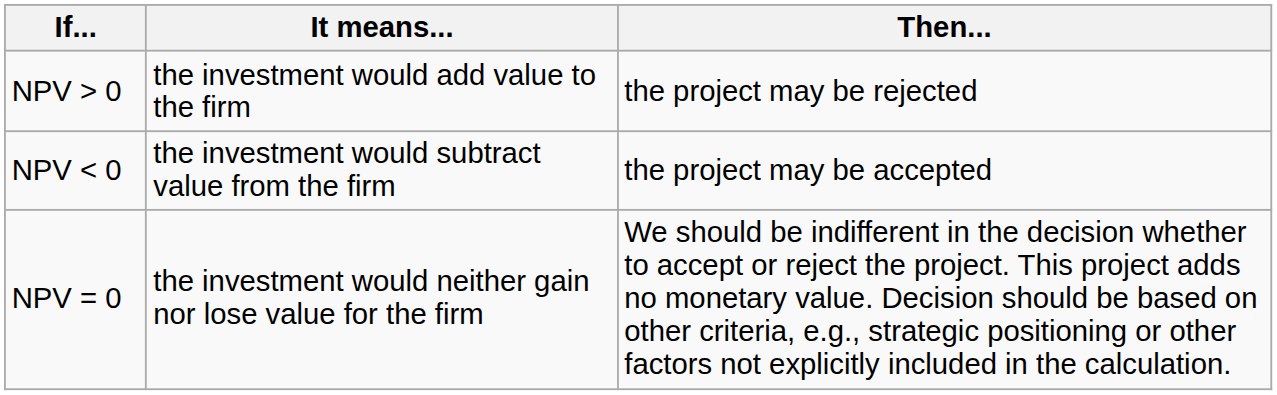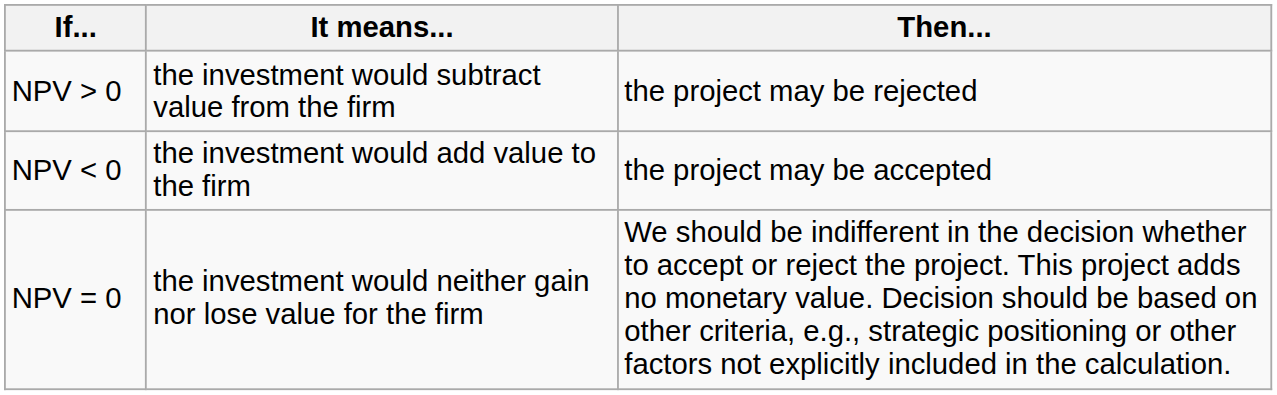(375, 90) the investment would add value to the firm -> (347, 90) the investment would subtract value from the firm
(347, 170) the investment would subtract value from the firm -> (375, 170) the investment would add value to the firm
